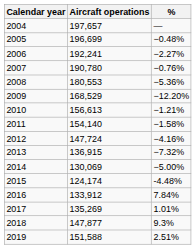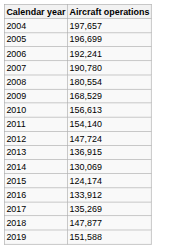- column: (171, 12)
(86, 82) 180,553 -> (86, 82) 180,554
